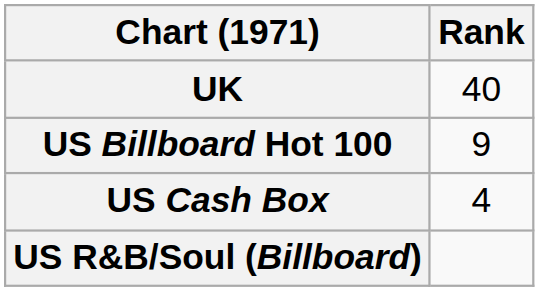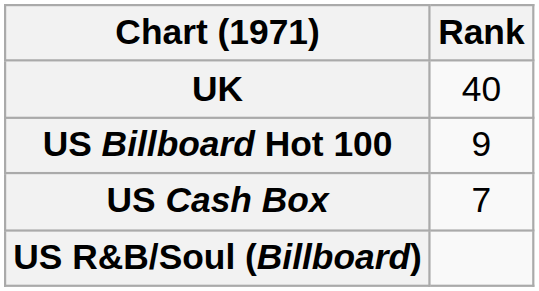(481, 200) 4 -> (481, 200) 7
